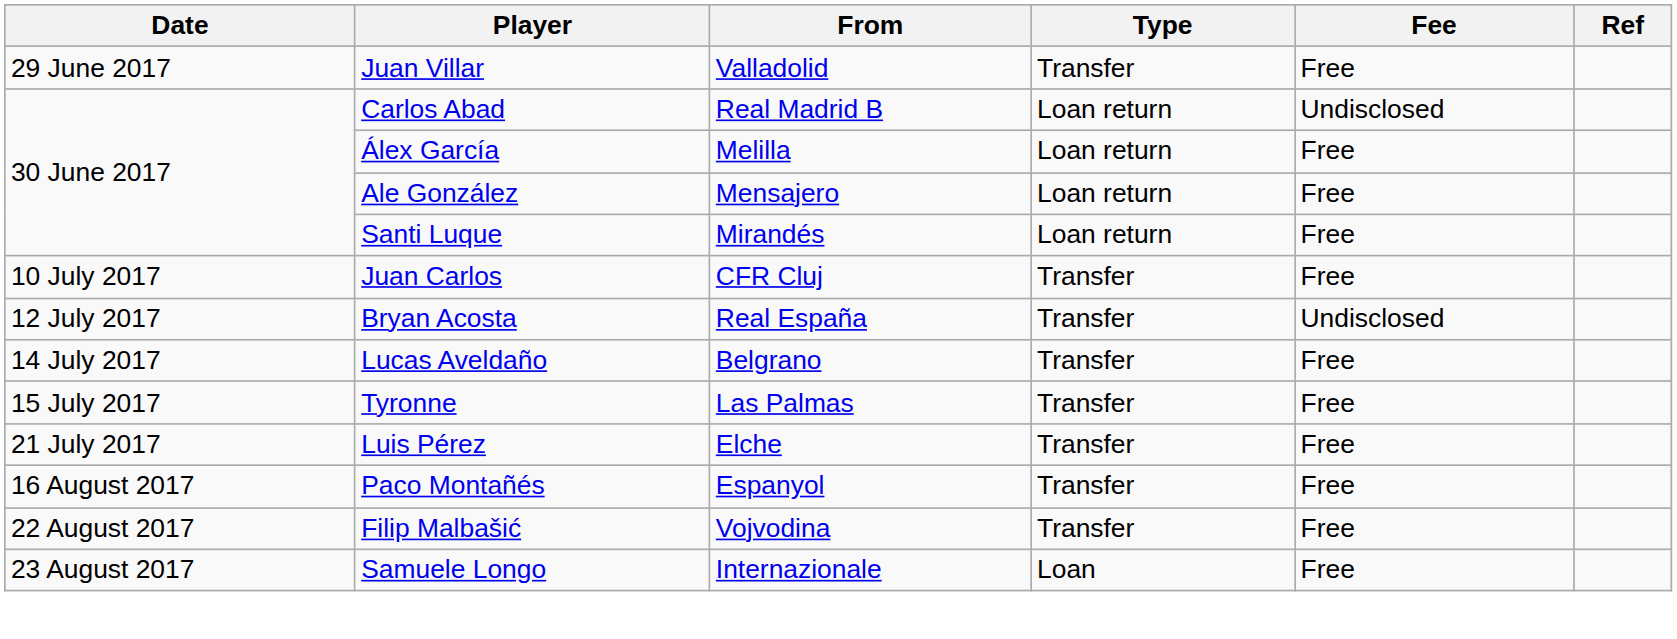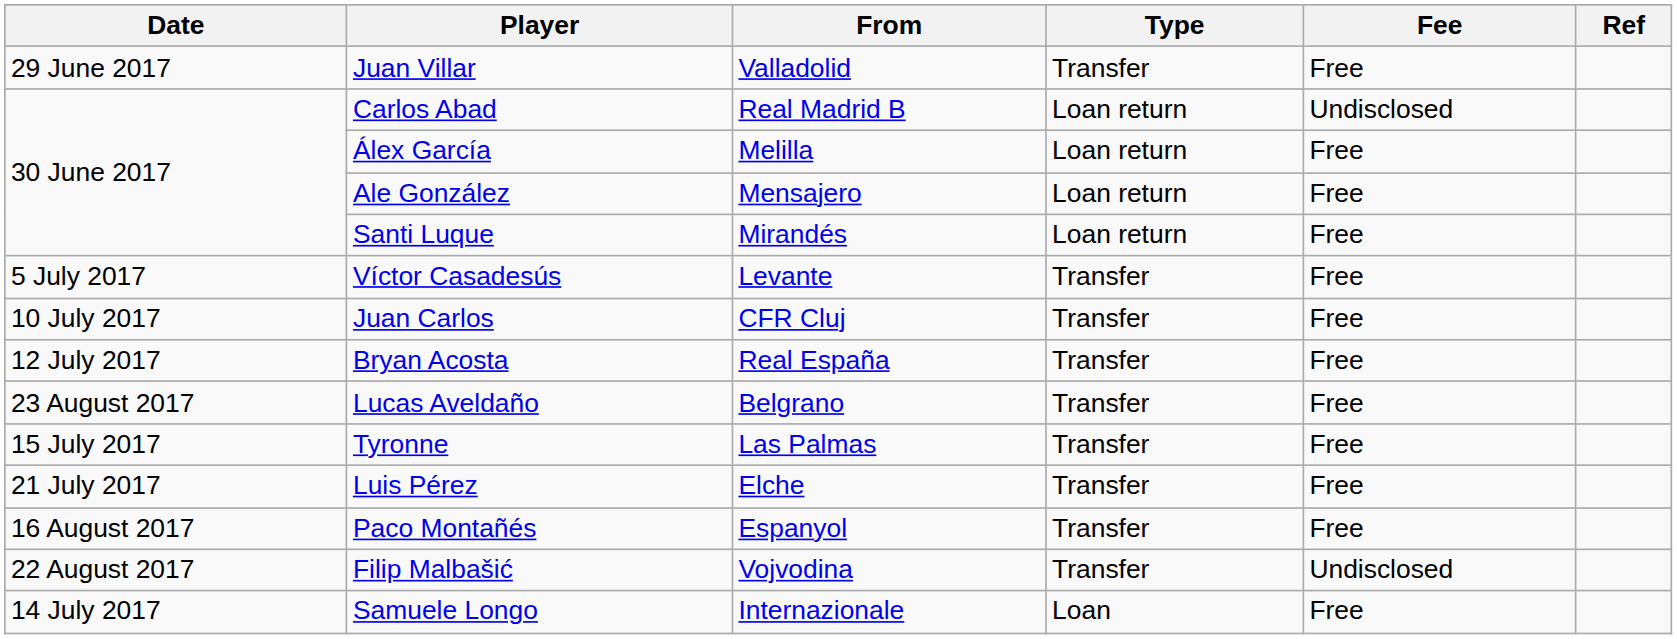+ row: (457, 276)
(1372, 318) Undisclosed -> (1337, 360) Free
(86, 360) 14 July 2017 -> (103, 402) 23 August 2017
(1328, 527) Free -> (1381, 569) Undisclosed
(103, 569) 23 August 2017 -> (86, 611) 14 July 2017
